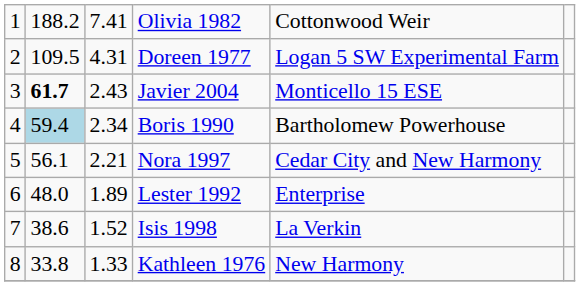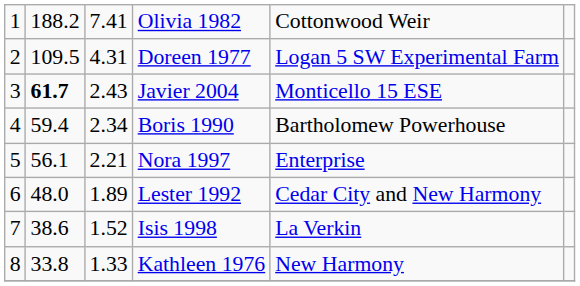(50, 125) lightblue background -> (50, 125) no background
(408, 159) Cedar City and New Harmony -> (320, 159) Enterprise
(320, 194) Enterprise -> (408, 194) Cedar City and New Harmony
